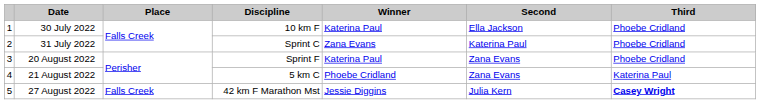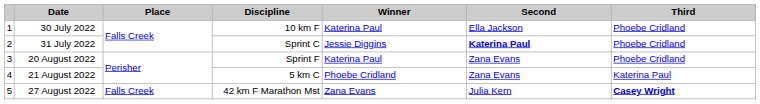(350, 43) Zana Evans -> (355, 43) Jessie Diggins
(498, 43) normal -> (499, 43) bold
(355, 90) Jessie Diggins -> (350, 90) Zana Evans
